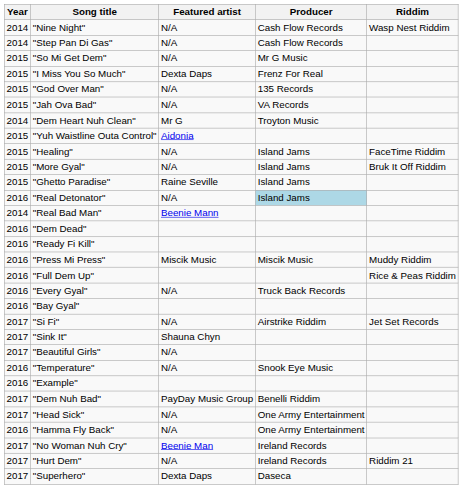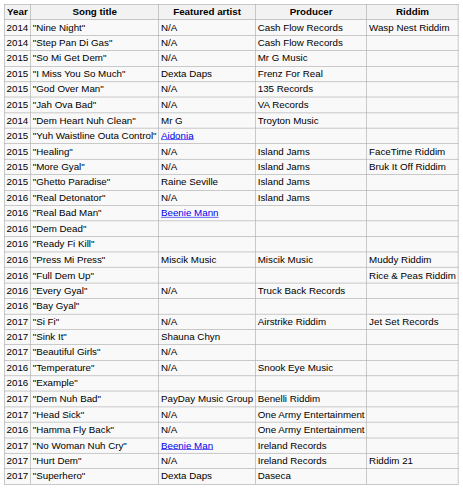(284, 197) lightblue background -> (284, 197) no background
(17, 213) 2014 -> (17, 213) 2016
